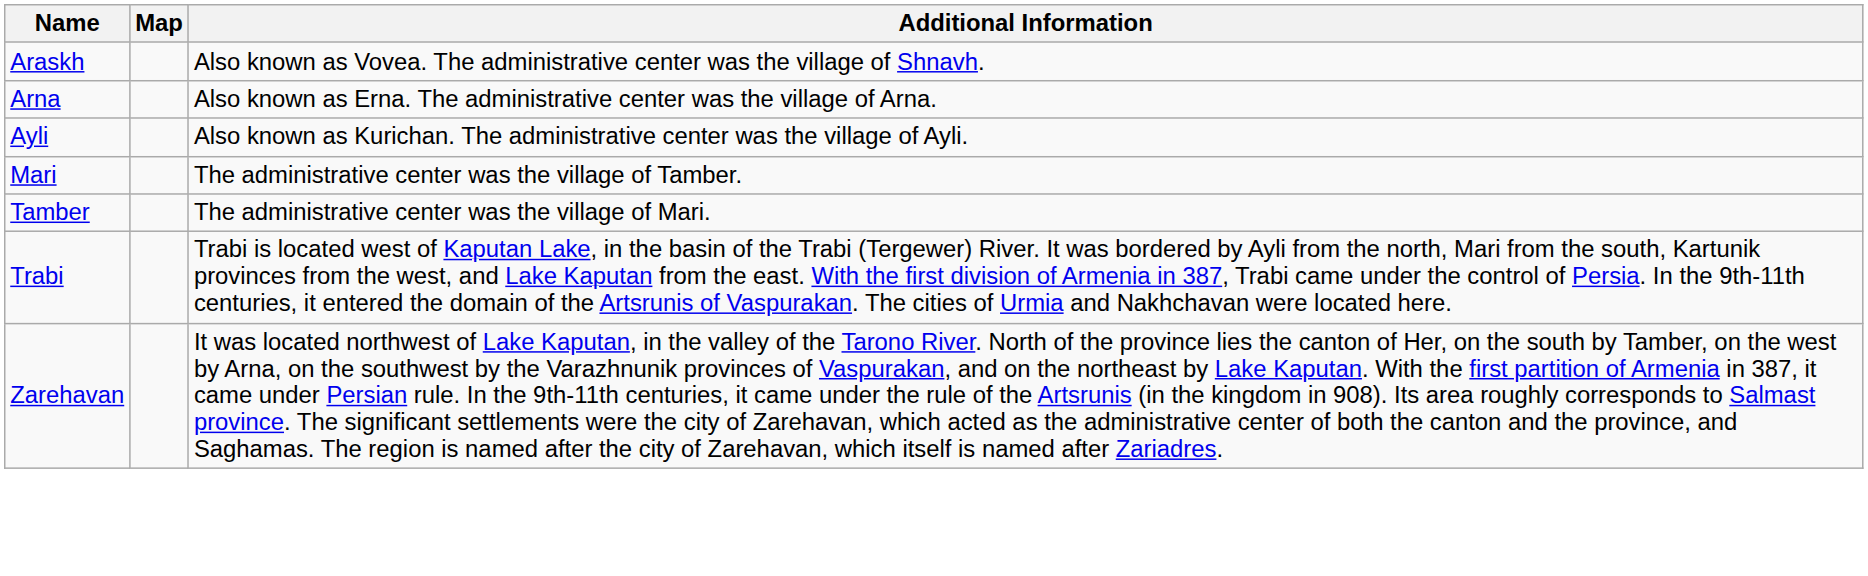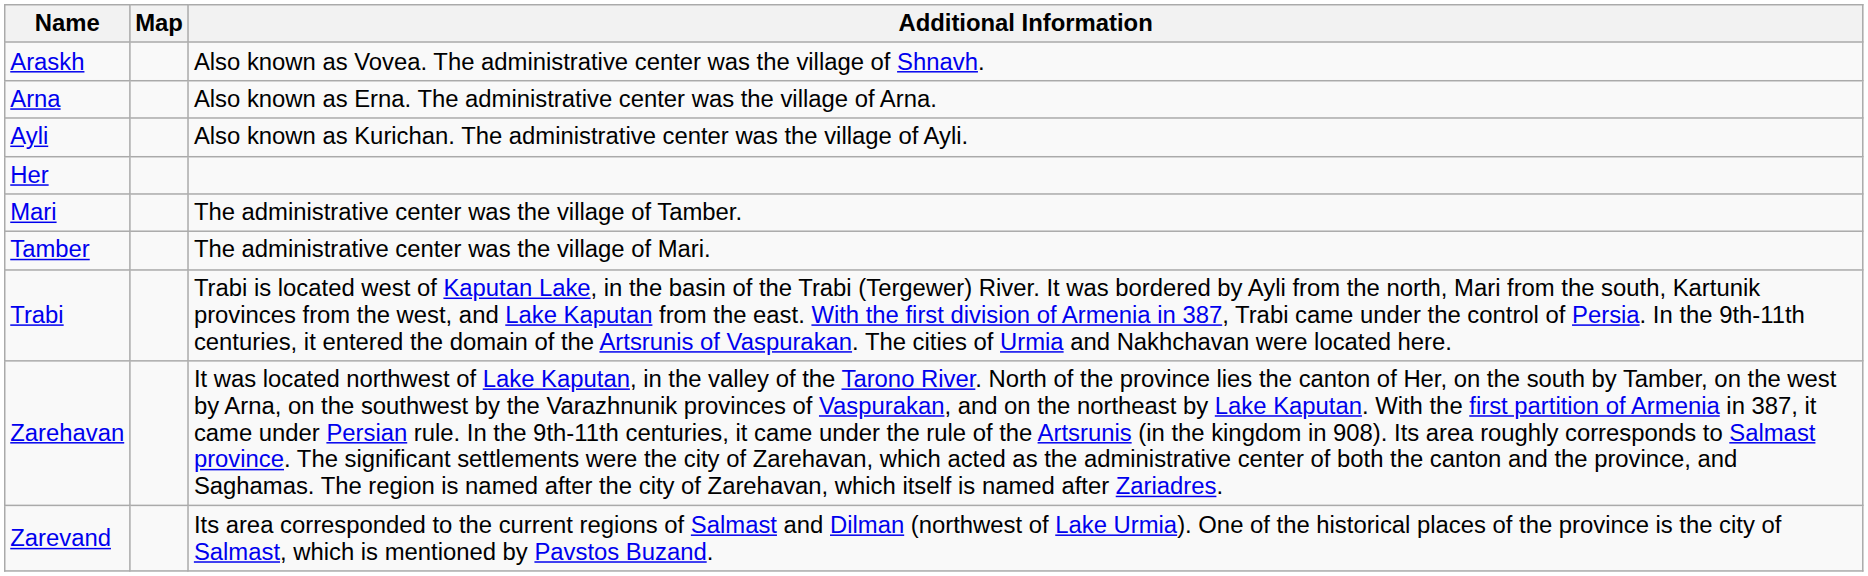+ row: (29, 174)
+ row: (61, 538)
